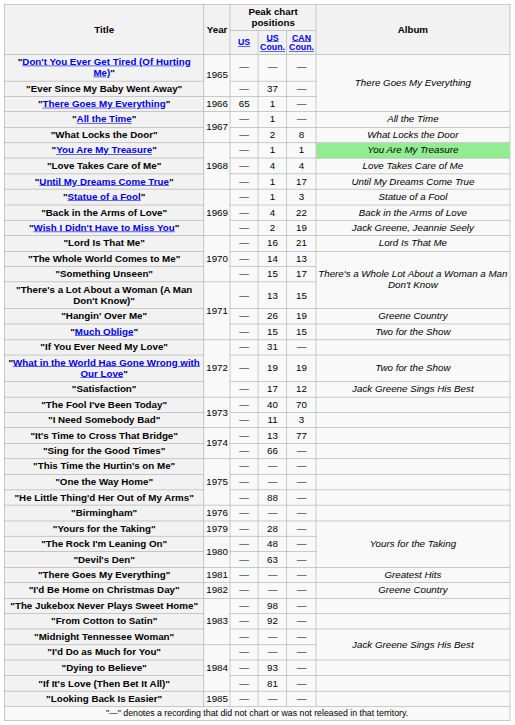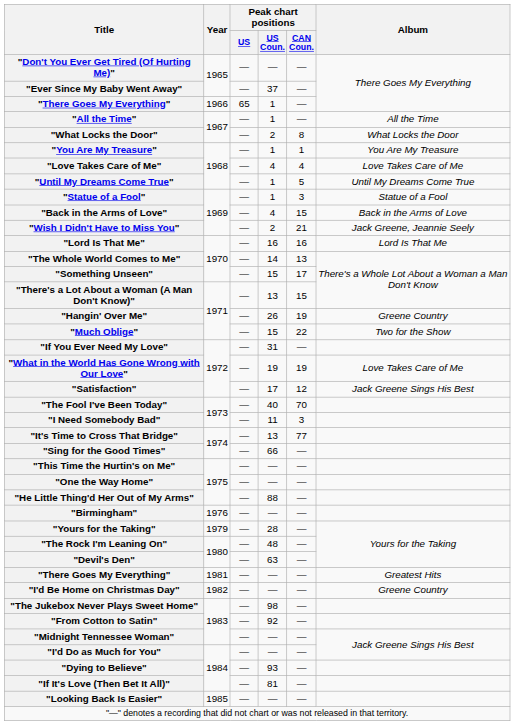(413, 150) lightgreen background -> (413, 150) no background
(302, 181) 17 -> (302, 181) 5
(302, 212) 22 -> (302, 212) 15
(302, 228) 19 -> (302, 228) 21
(302, 243) 21 -> (302, 243) 16
(302, 331) 15 -> (302, 331) 22
(413, 368) Two for the Show -> (413, 368) Love Takes Care of Me
